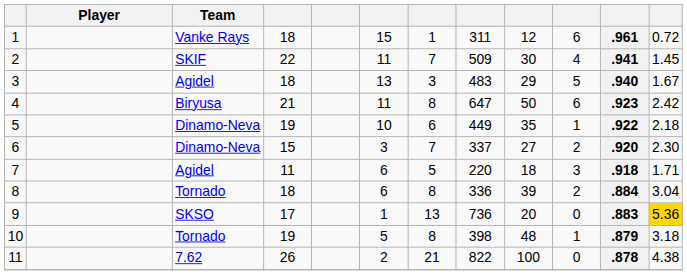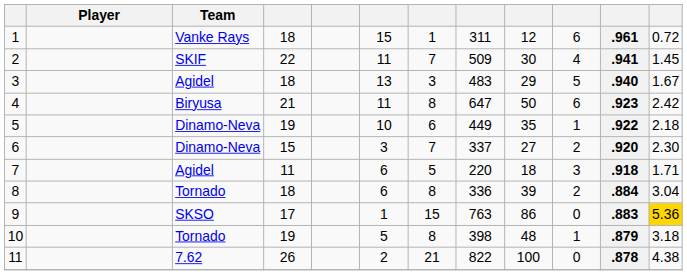(432, 214) 13 -> (432, 214) 15
(480, 214) 736 -> (480, 214) 763
(528, 214) 20 -> (528, 214) 86
